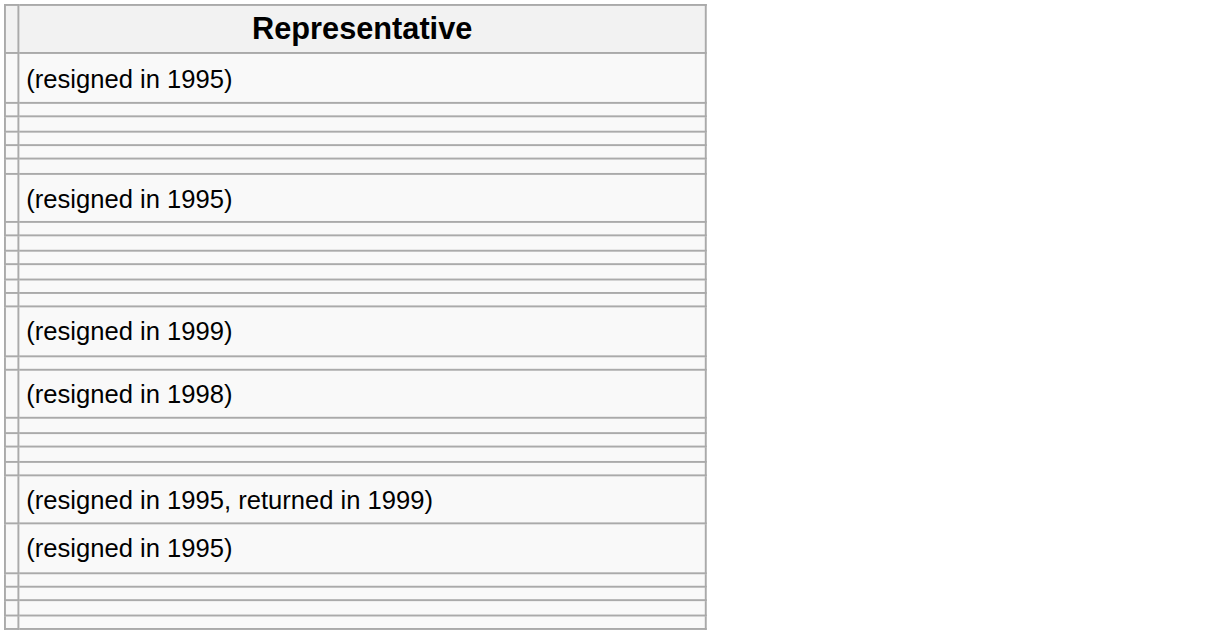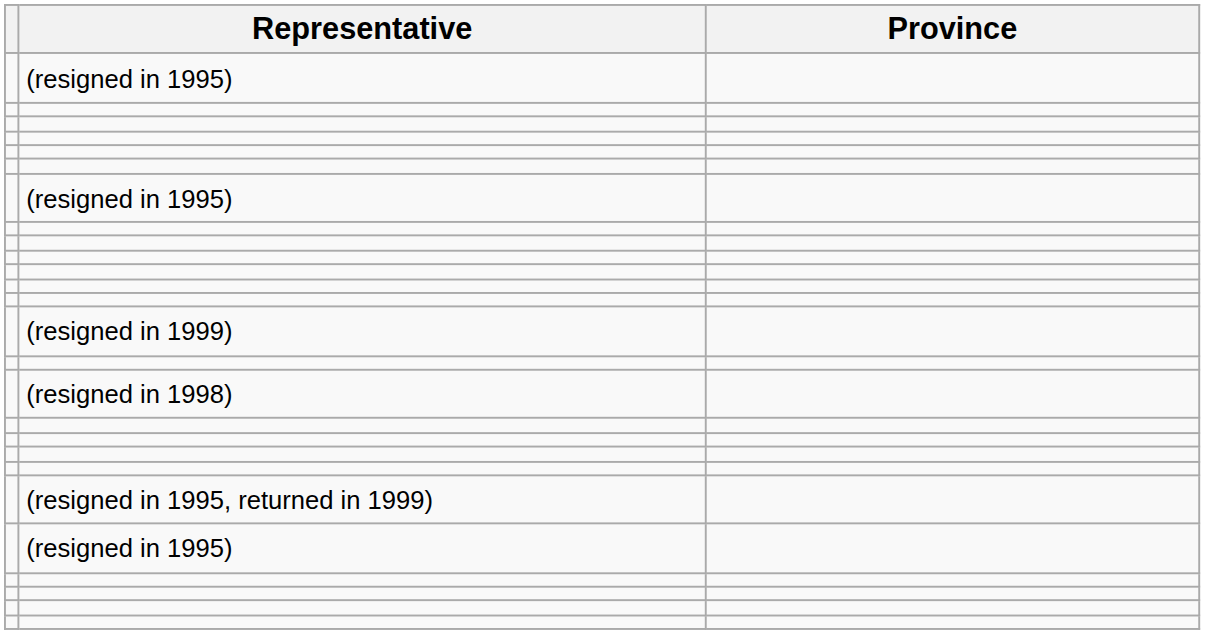+ column: (952, 28)
